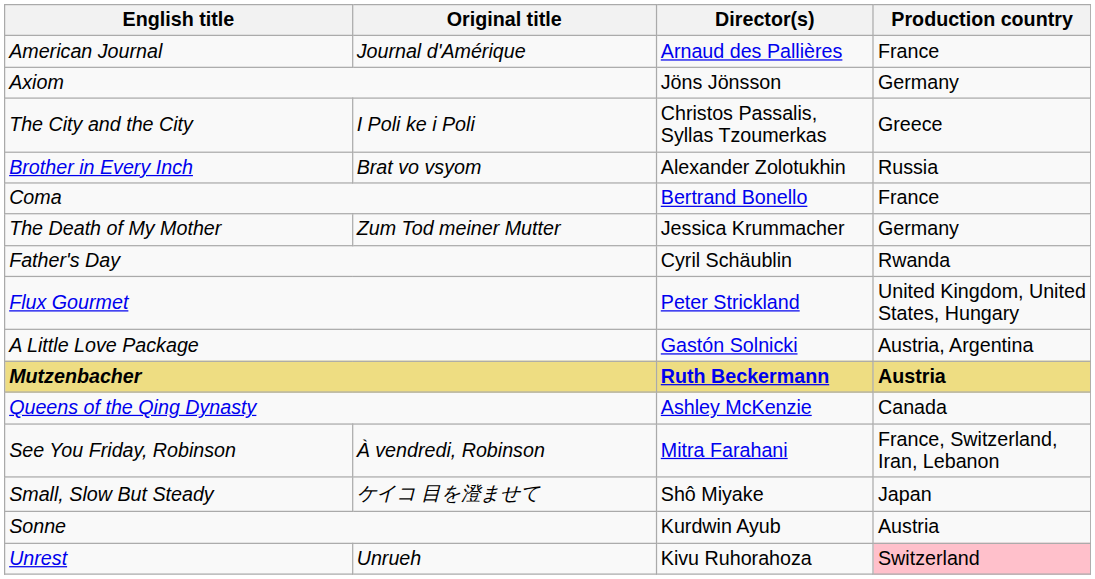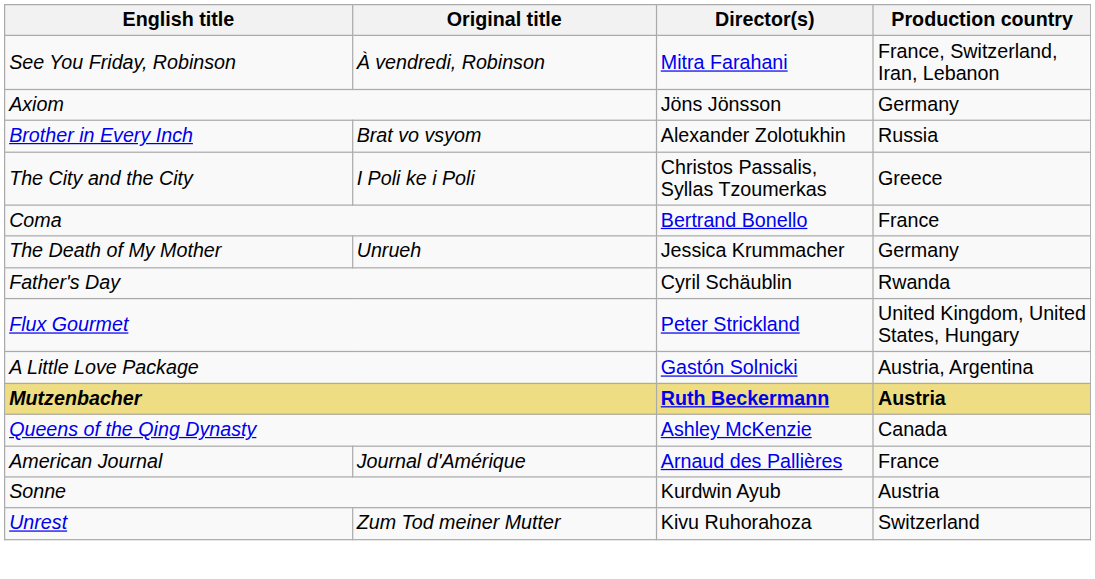rows swapped: (86, 51) <-> (123, 449)
rows swapped: (101, 167) <-> (101, 124)
(459, 229) Zum Tod meiner Mutter -> (389, 251) Unrueh
- row: (111, 494)
(389, 558) Unrueh -> (459, 523) Zum Tod meiner Mutter
(929, 558) pink background -> (929, 523) no background
